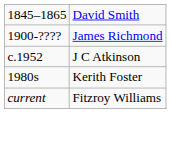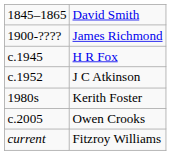+ row: (95, 56)
+ row: (109, 118)
